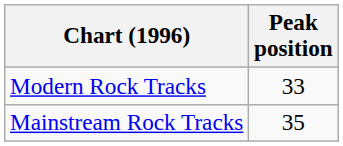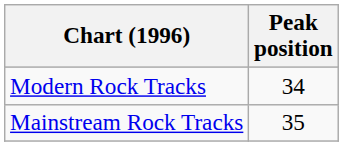(293, 85) 33 -> (293, 85) 34
